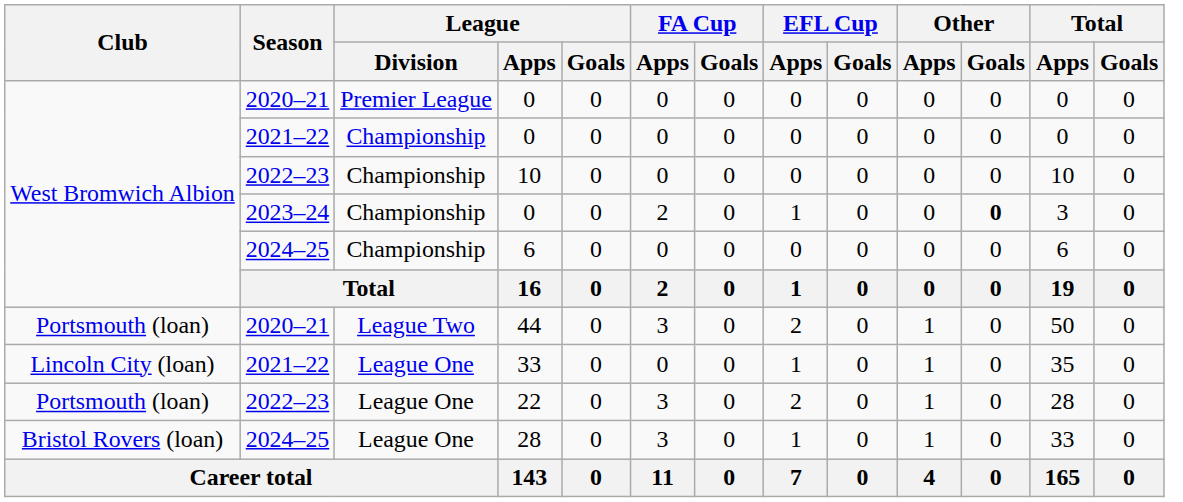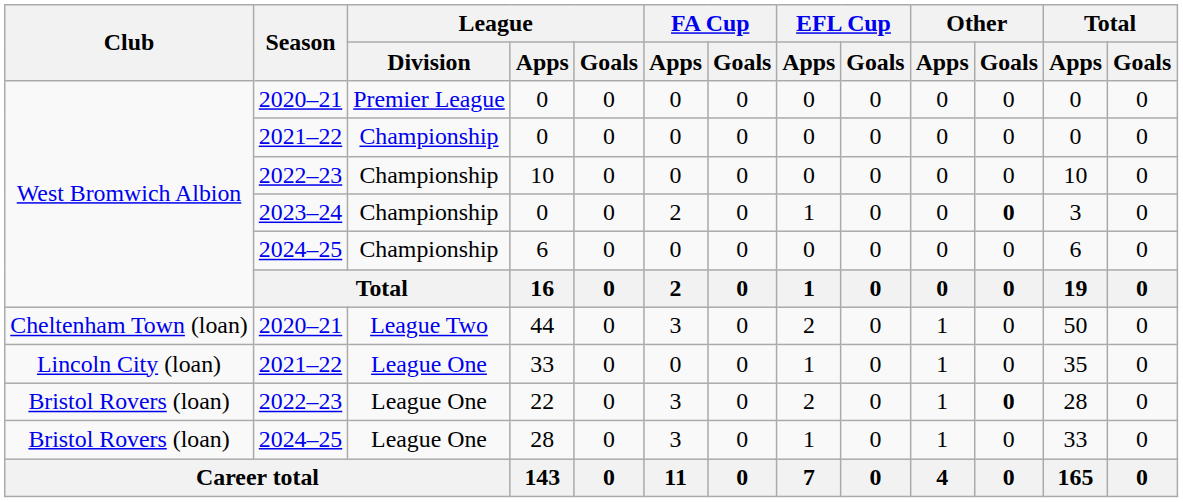(123, 325) Portsmouth (loan) -> (129, 325) Cheltenham Town (loan)
(123, 401) Portsmouth (loan) -> (129, 401) Bristol Rovers (loan)
(996, 401) normal -> (1009, 401) bold
